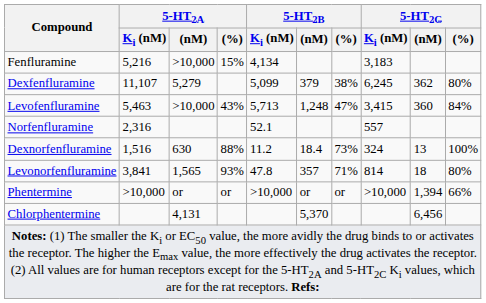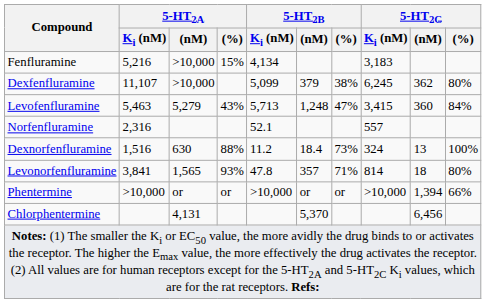(187, 83) 5,279 -> (193, 83) >10,000
(193, 105) >10,000 -> (187, 105) 5,279
